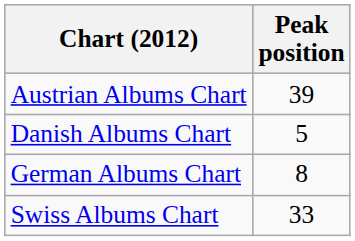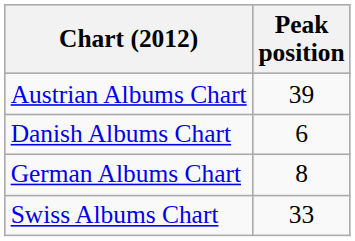(302, 133) 5 -> (302, 133) 6
